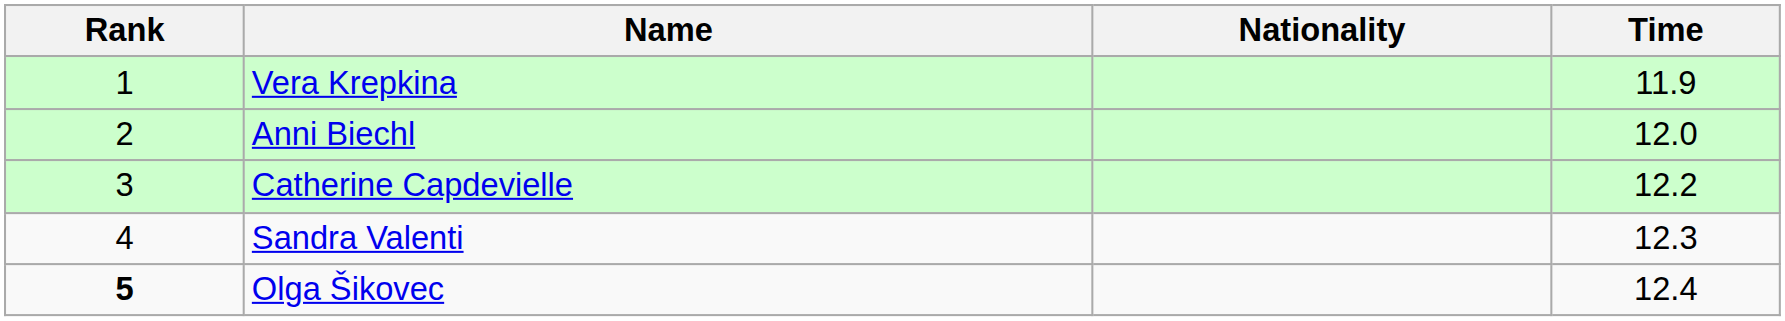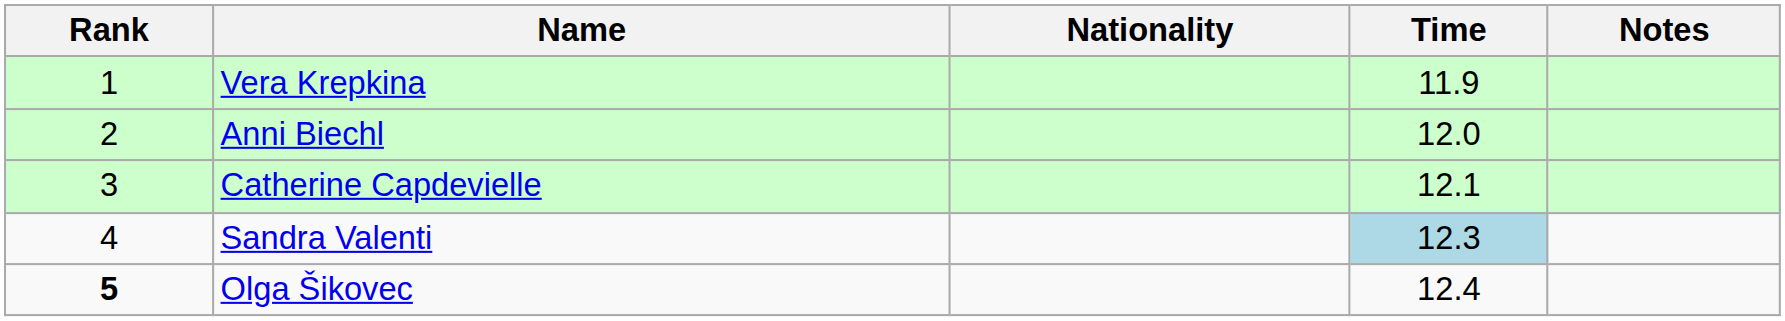+ column: (1664, 30)
(1666, 185) 12.2 -> (1449, 185) 12.1
(1666, 237) no background -> (1449, 237) lightblue background
